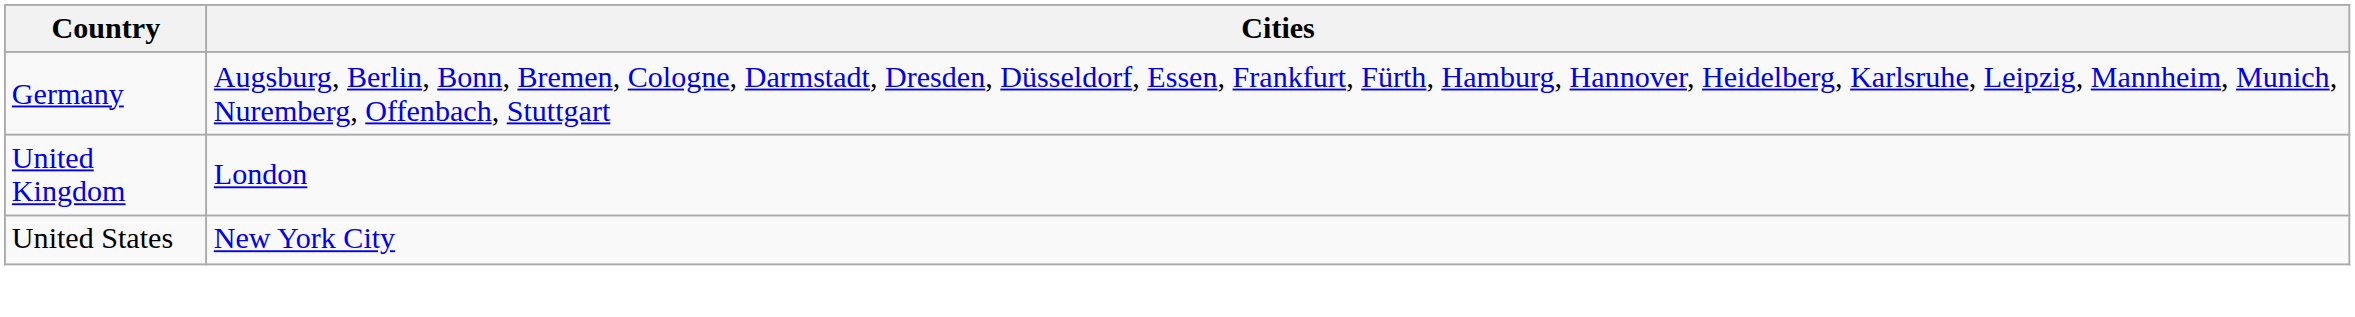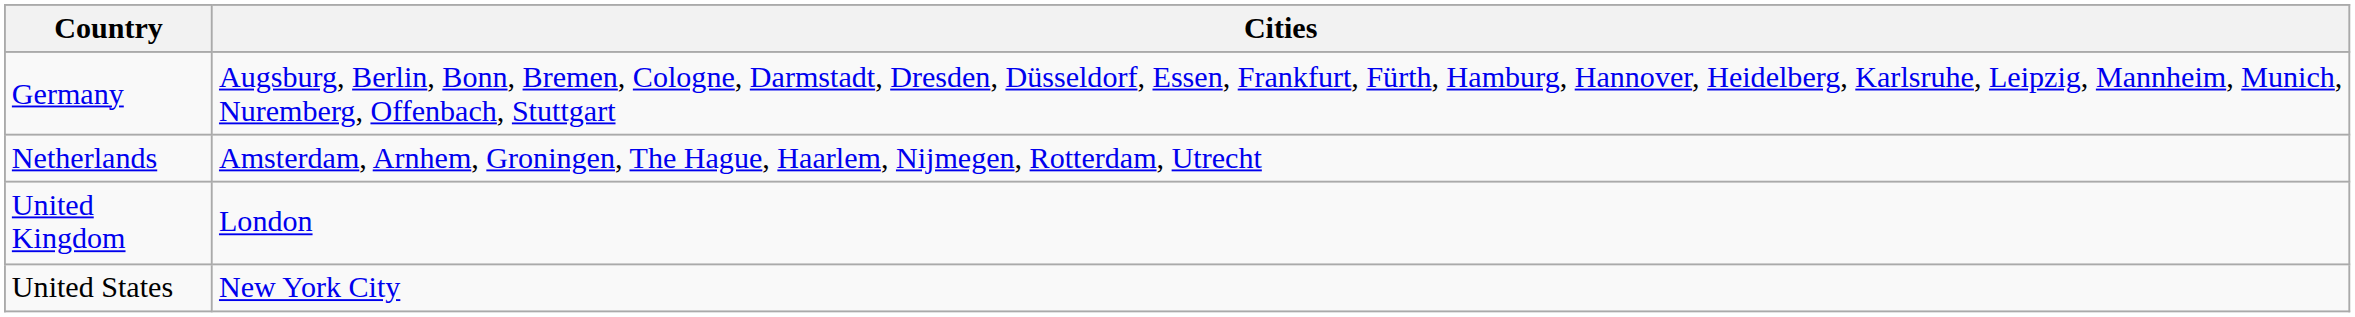+ row: (85, 157)
